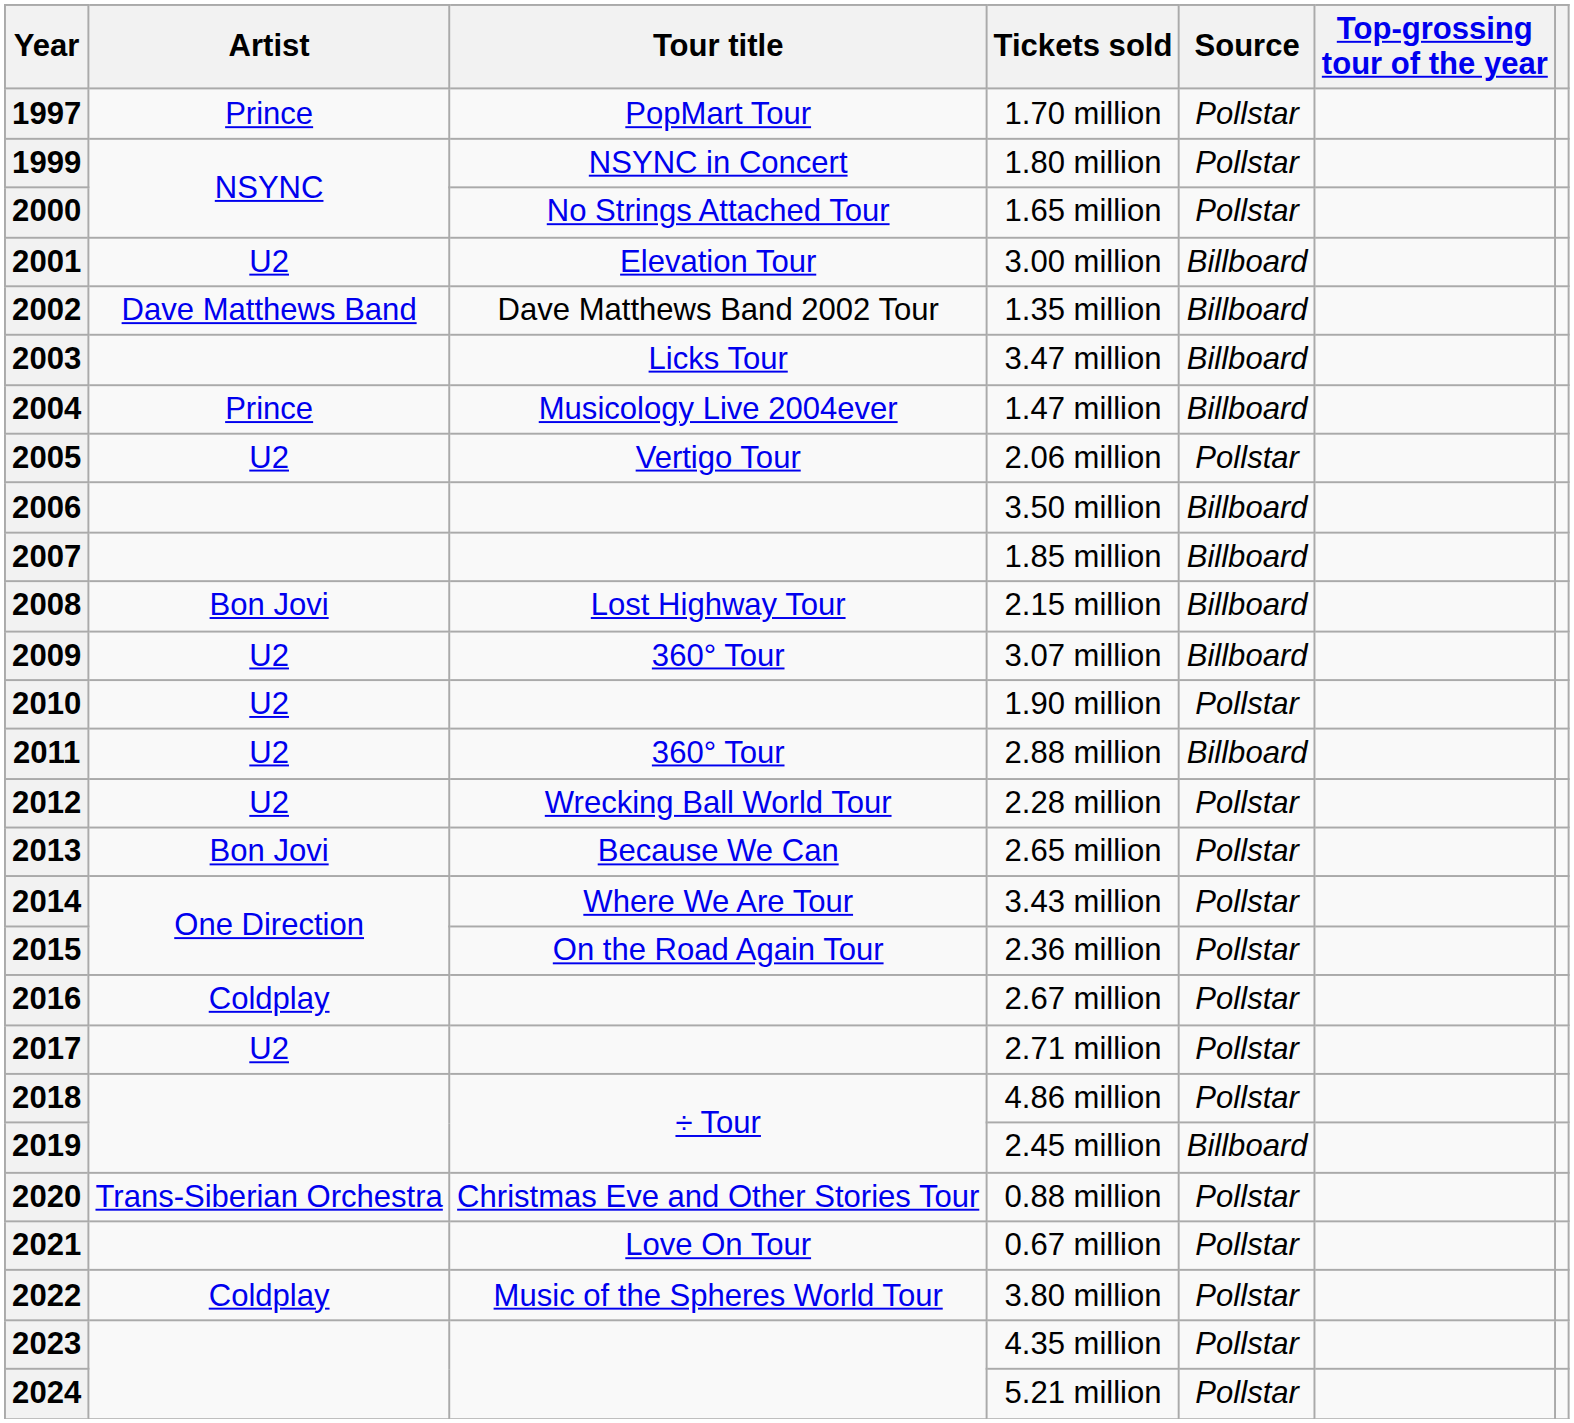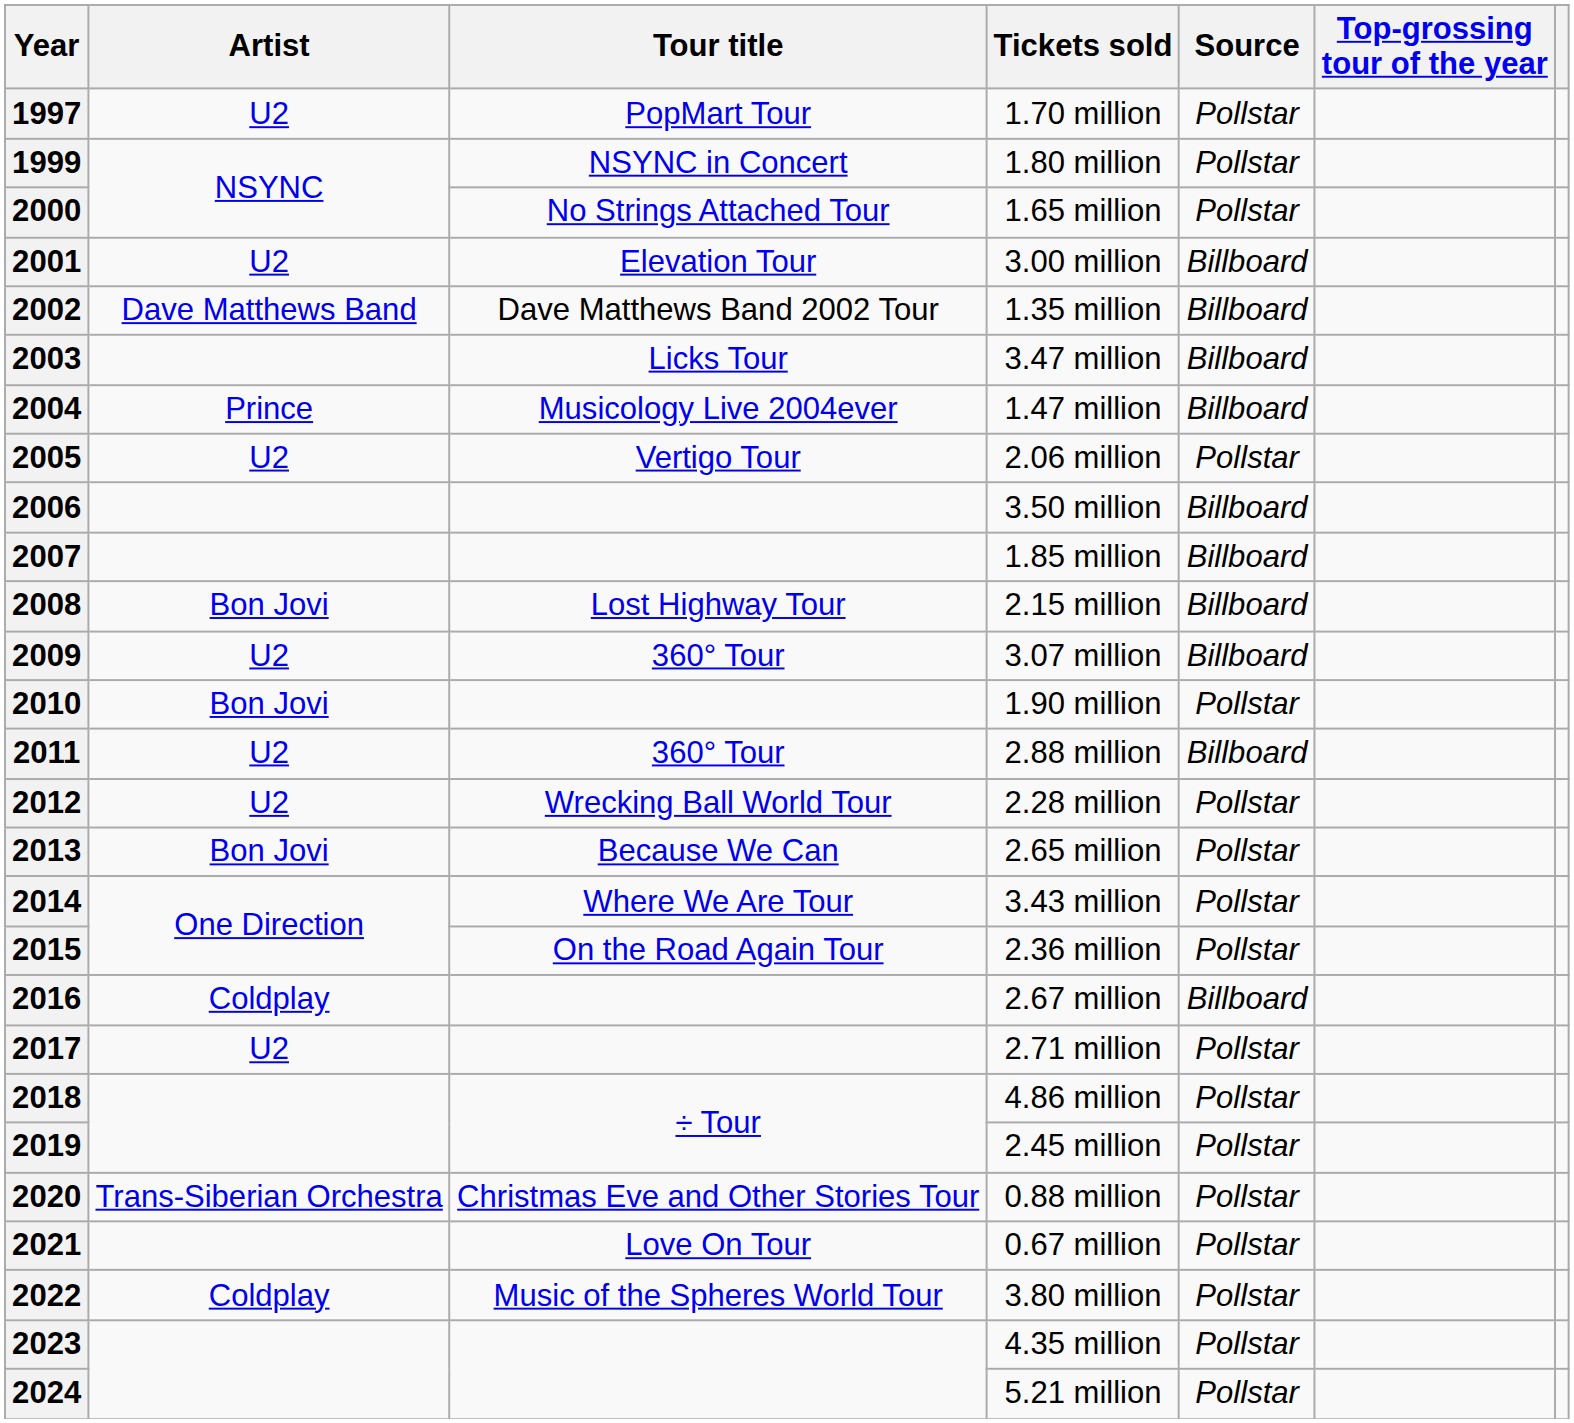(269, 113) Prince -> (269, 113) U2
(269, 703) U2 -> (269, 703) Bon Jovi
(1247, 999) Pollstar -> (1247, 999) Billboard
(1247, 1147) Billboard -> (1247, 1147) Pollstar
